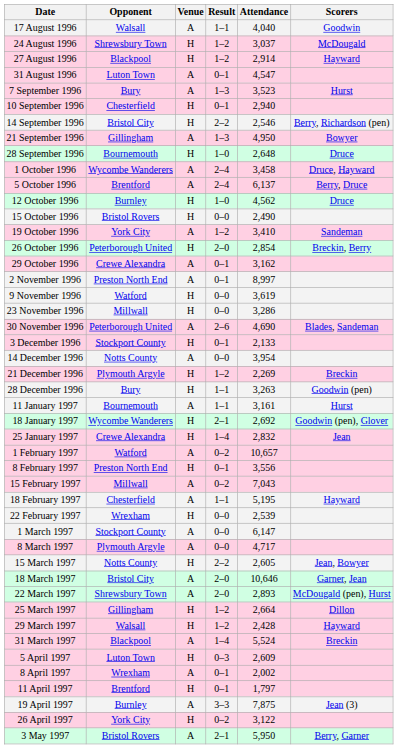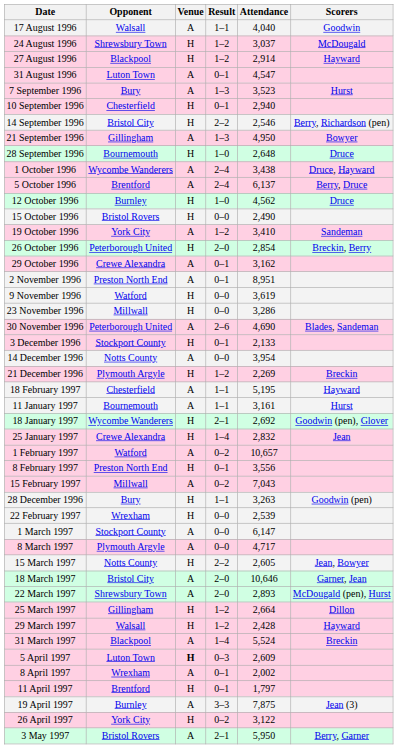(264, 169) 3,458 -> (264, 169) 3,438
(264, 279) 8,997 -> (264, 279) 8,951
rows swapped: (45, 389) <-> (45, 500)
(191, 657) normal -> (191, 657) bold
